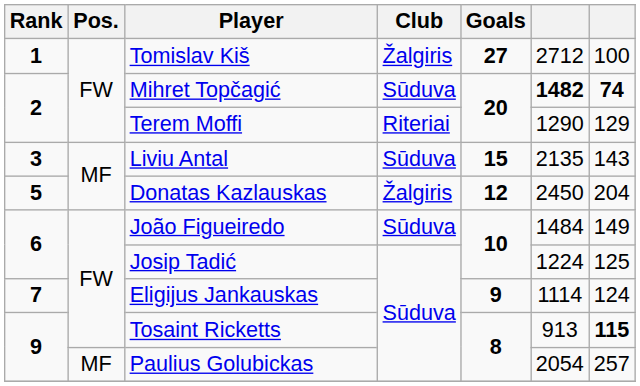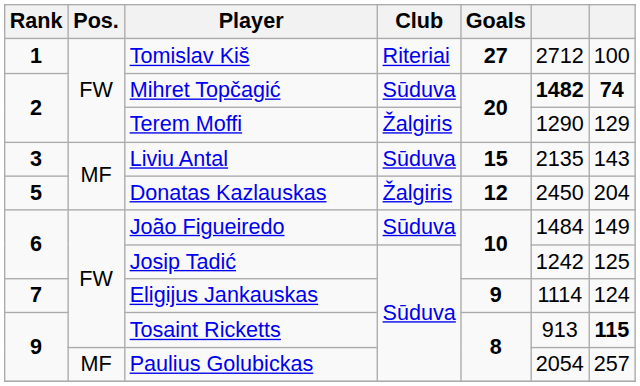(417, 55) Žalgiris -> (416, 55) Riteriai
(416, 124) Riteriai -> (417, 124) Žalgiris
(560, 261) 1224 -> (560, 261) 1242
